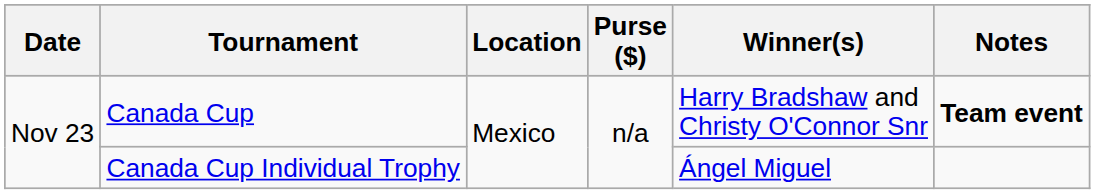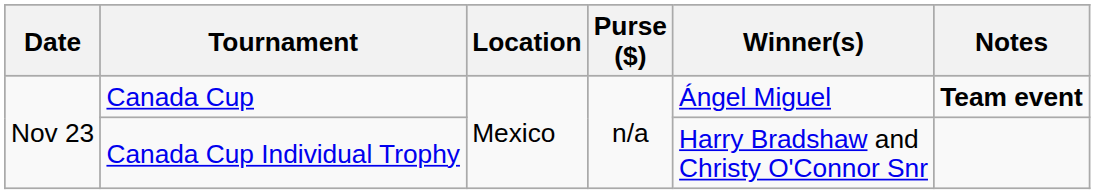(804, 112) Harry Bradshaw and Christy O'Connor Snr -> (755, 97) Ángel Miguel
(755, 168) Ángel Miguel -> (804, 153) Harry Bradshaw and Christy O'Connor Snr
